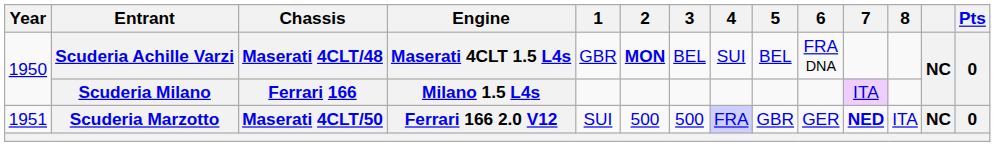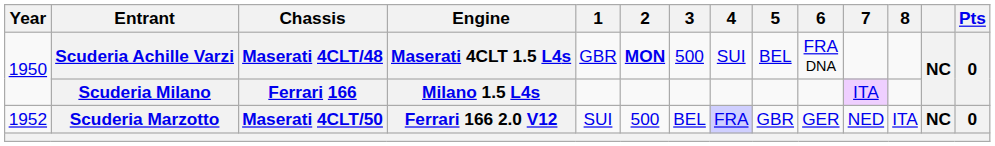(690, 56) BEL -> (690, 56) 500
(28, 120) 1951 -> (28, 120) 1952
(690, 120) 500 -> (690, 120) BEL
(866, 120) bold -> (866, 120) normal
